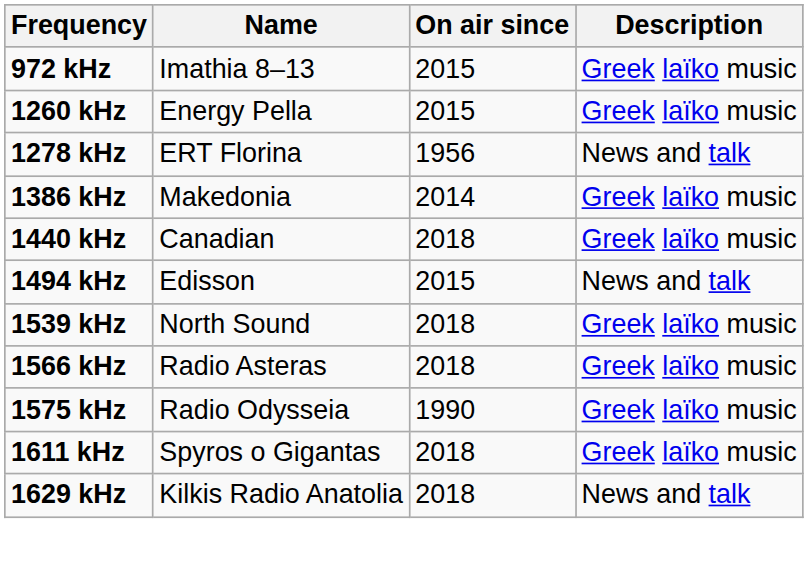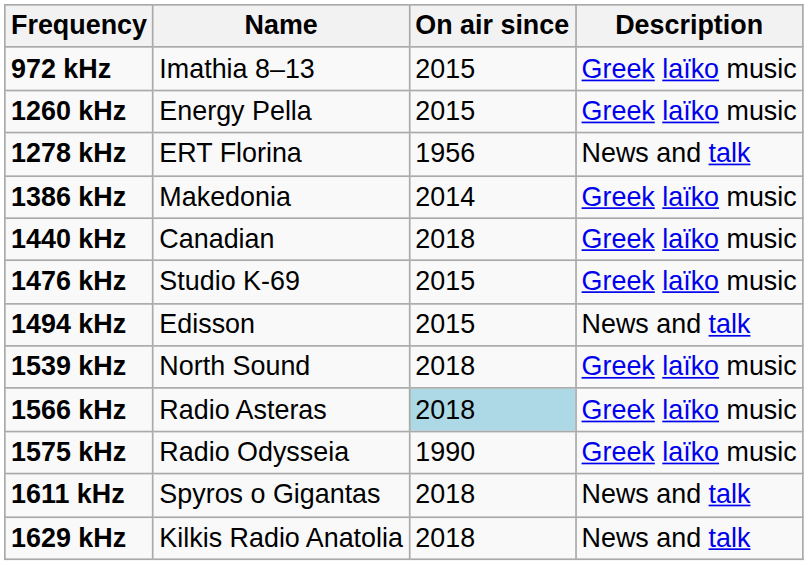+ row: (69, 281)
(445, 366) no background -> (445, 409) lightblue background
(689, 452) Greek laïko music -> (666, 494) News and talk
